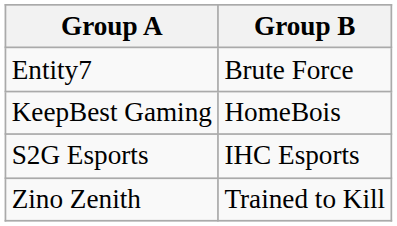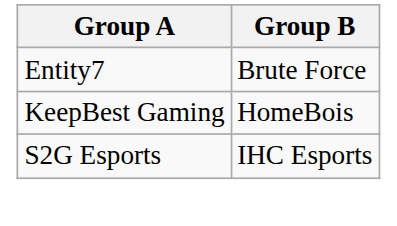- row: (76, 198)
